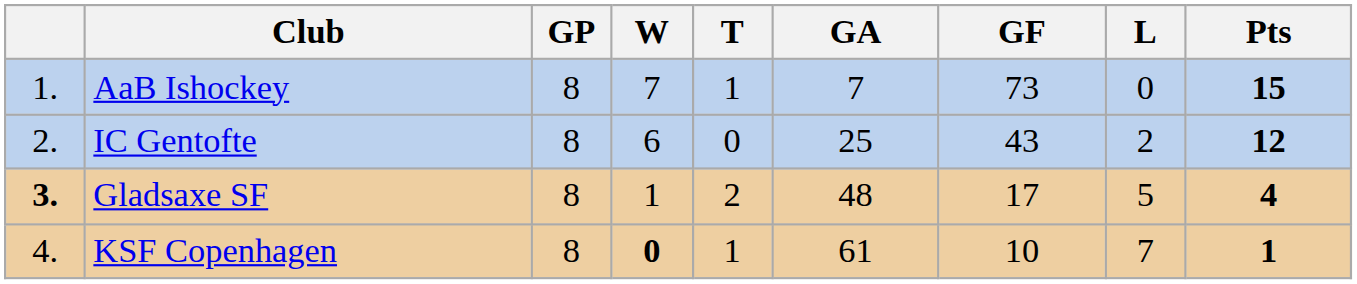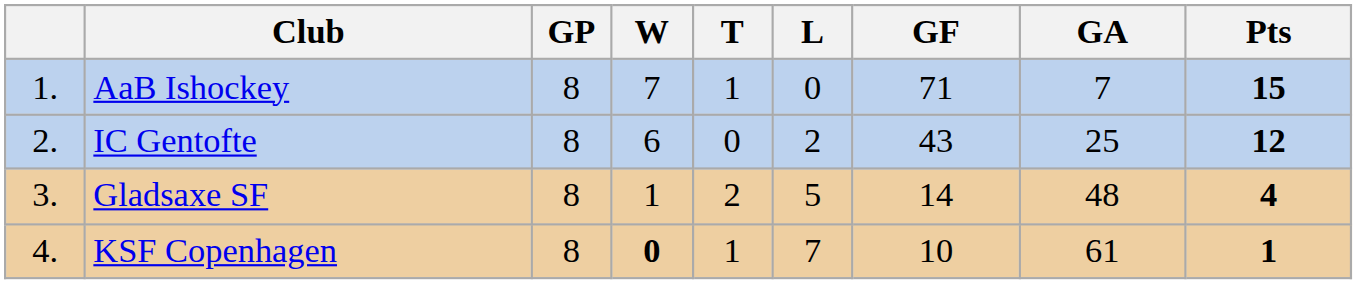columns swapped: (1145, 31) <-> (856, 31)
(1022, 86) 73 -> (936, 86) 71
(45, 195) bold -> (45, 195) normal
(1022, 195) 17 -> (936, 195) 14
